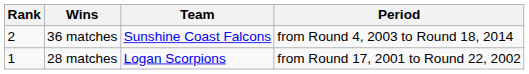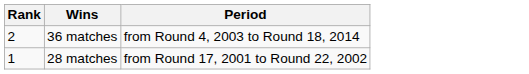- column: (197, 15)
